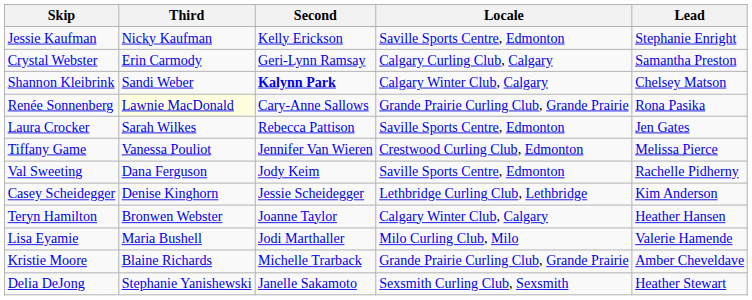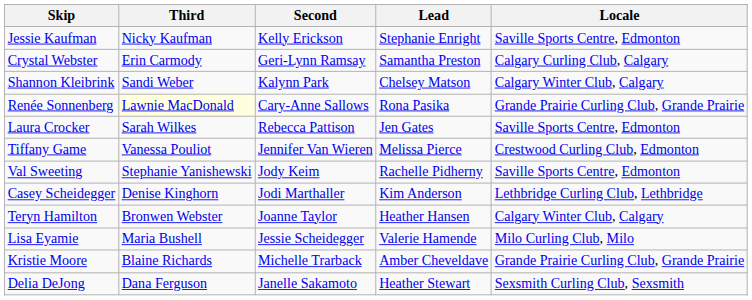columns swapped: (690, 15) <-> (504, 15)
(297, 82) bold -> (293, 82) normal
(164, 171) Dana Ferguson -> (187, 171) Stephanie Yanishewski
(311, 194) Jessie Scheidegger -> (301, 194) Jodi Marthaller
(301, 238) Jodi Marthaller -> (311, 238) Jessie Scheidegger
(187, 283) Stephanie Yanishewski -> (164, 283) Dana Ferguson
